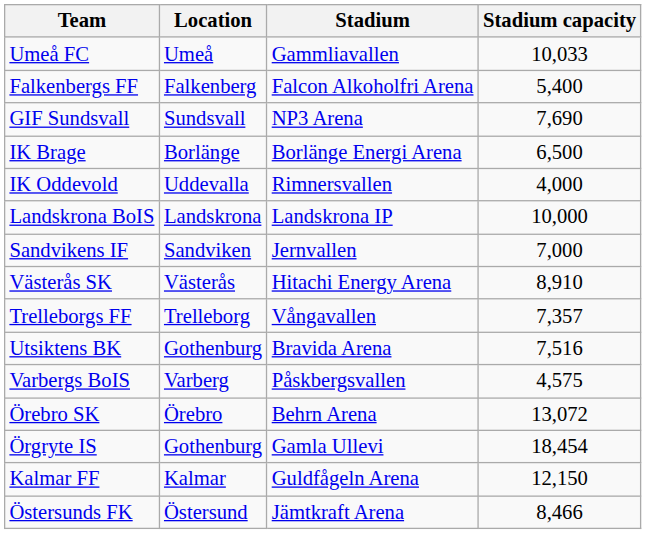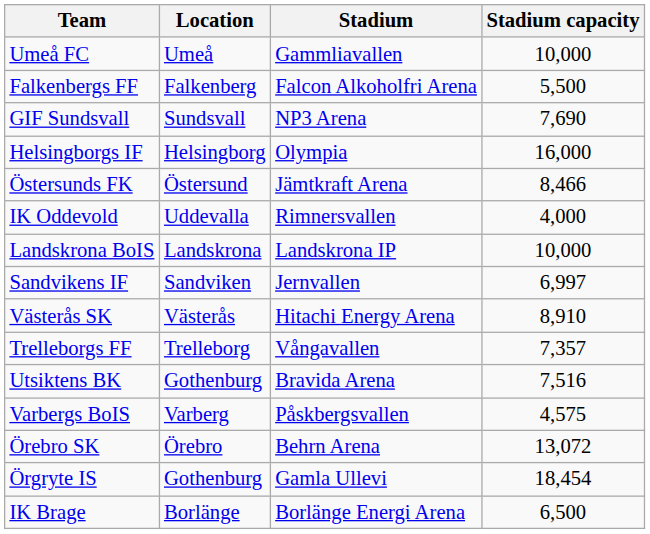(560, 53) 10,033 -> (563, 53) 10,000
(560, 86) 5,400 -> (563, 86) 5,500
+ row: (76, 151)
rows swapped: (48, 151) <-> (71, 511)
(560, 250) 7,000 -> (563, 282) 6,997
- row: (54, 479)
